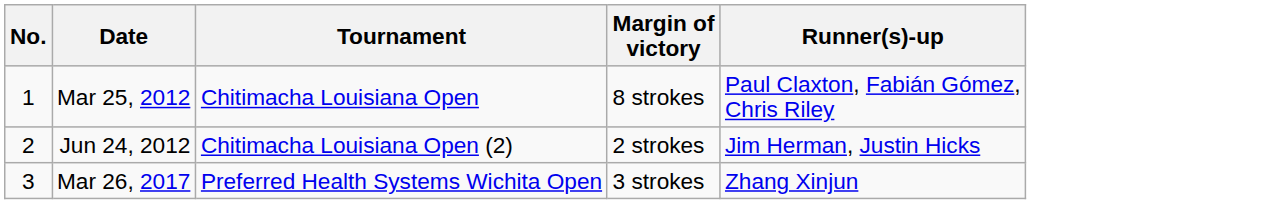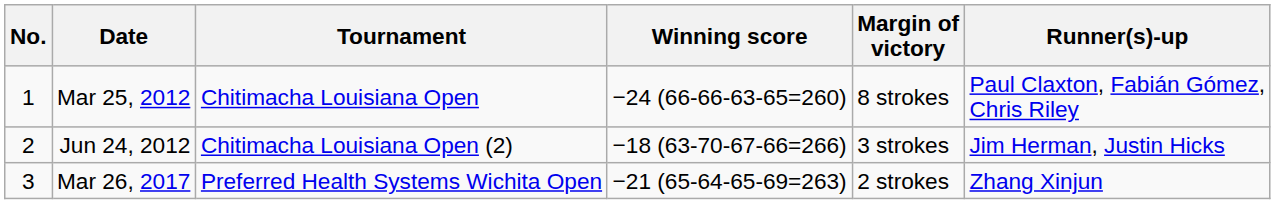+ column: (730, 36)
(659, 145) 2 strokes -> (903, 145) 3 strokes
(659, 181) 3 strokes -> (903, 181) 2 strokes
